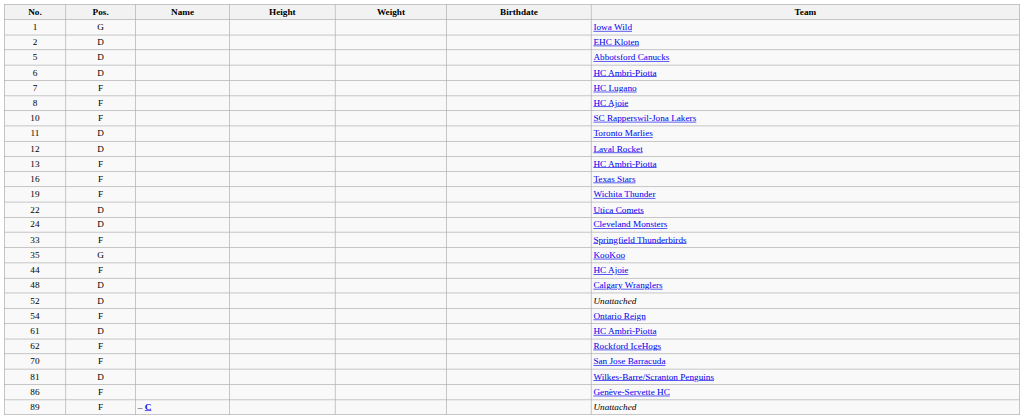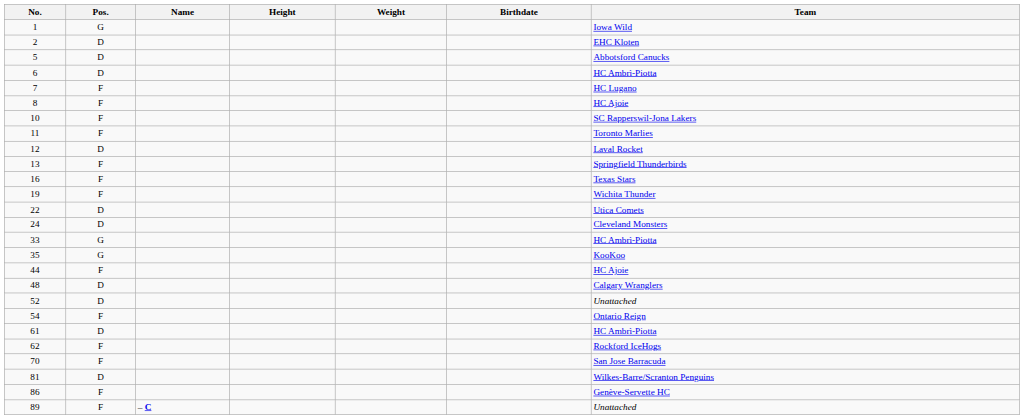(101, 134) D -> (101, 134) F
(625, 164) HC Ambrì-Piotta -> (640, 164) Springfield Thunderbirds
(101, 240) F -> (101, 240) G
(640, 240) Springfield Thunderbirds -> (625, 240) HC Ambrì-Piotta
